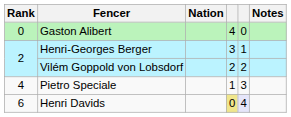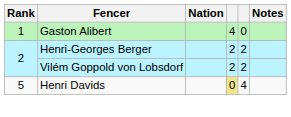(21, 31) 0 -> (21, 31) 1
(232, 49) 3 -> (232, 49) 2
(244, 49) 1 -> (244, 49) 2
- row: (78, 85)
(21, 103) 6 -> (21, 85) 5
(244, 103) lavender background -> (244, 85) no background
